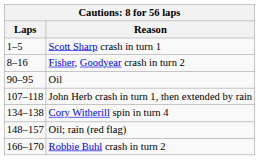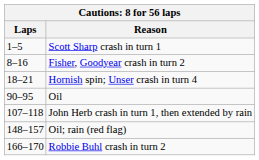+ row: (123, 79)
- row: (109, 113)
